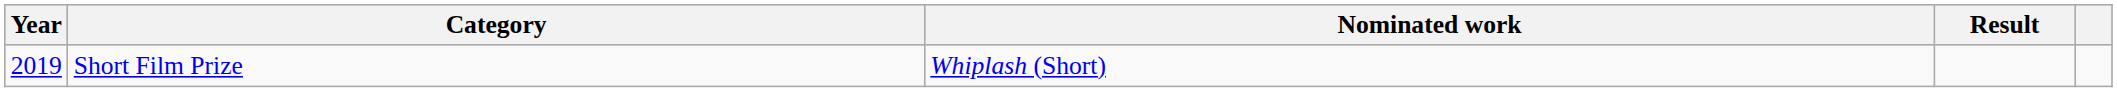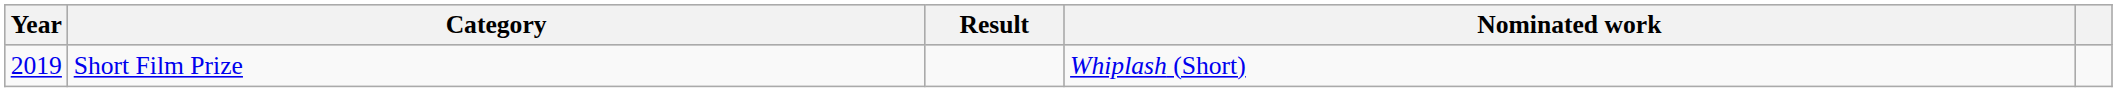columns swapped: (1429, 24) <-> (2004, 24)
